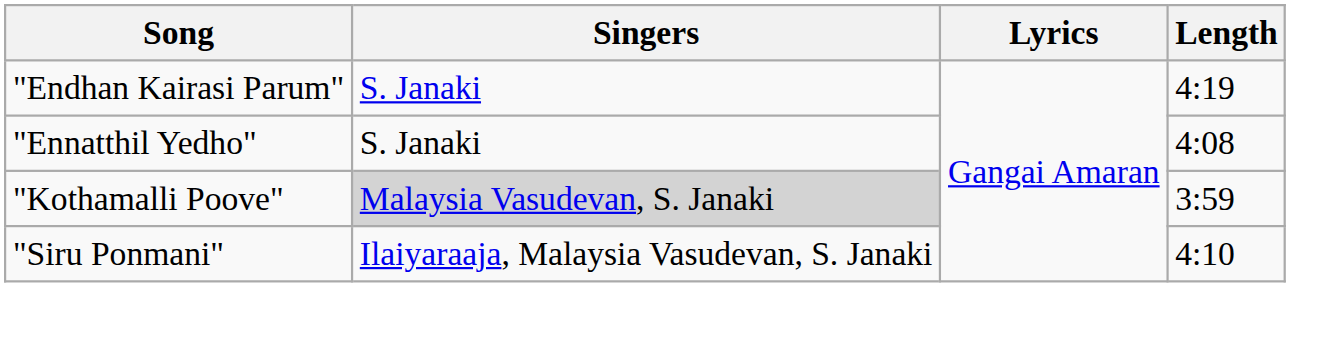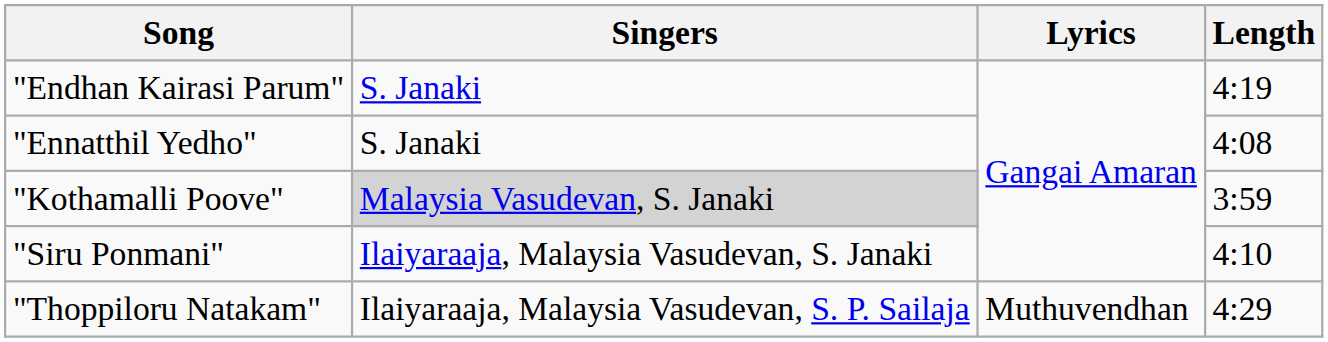+ row: (167, 309)
